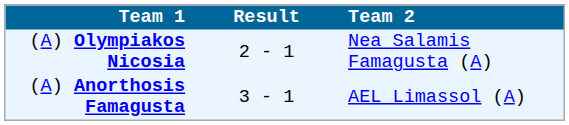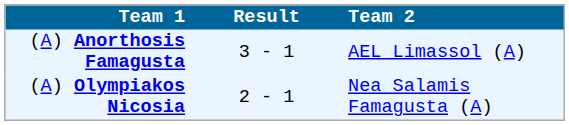rows swapped: (107, 97) <-> (107, 52)
